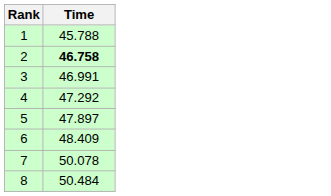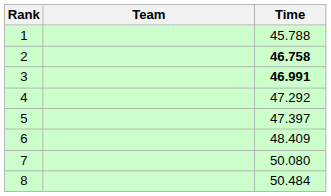+ column: (149, 14)
(79, 77) normal -> (290, 77) bold
(79, 118) 47.897 -> (290, 118) 47.397
(79, 160) 50.078 -> (290, 160) 50.080
